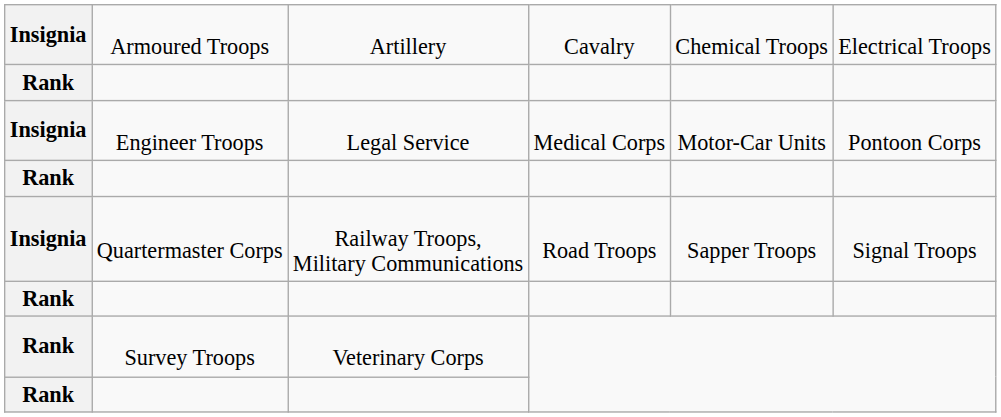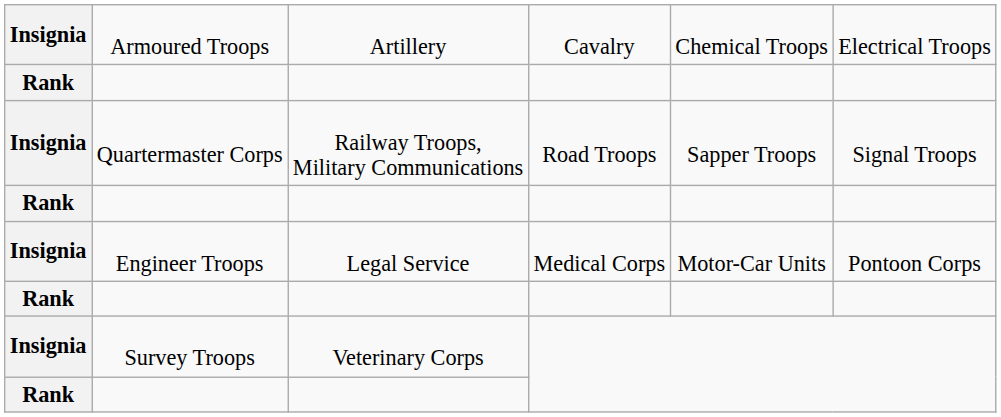rows swapped: (190, 142) <-> (190, 250)
(48, 346) Rank -> (48, 346) Insignia
